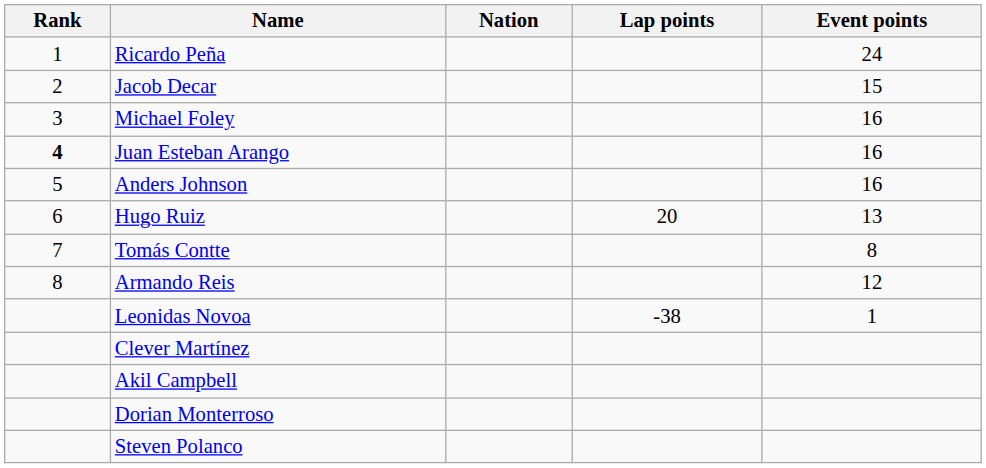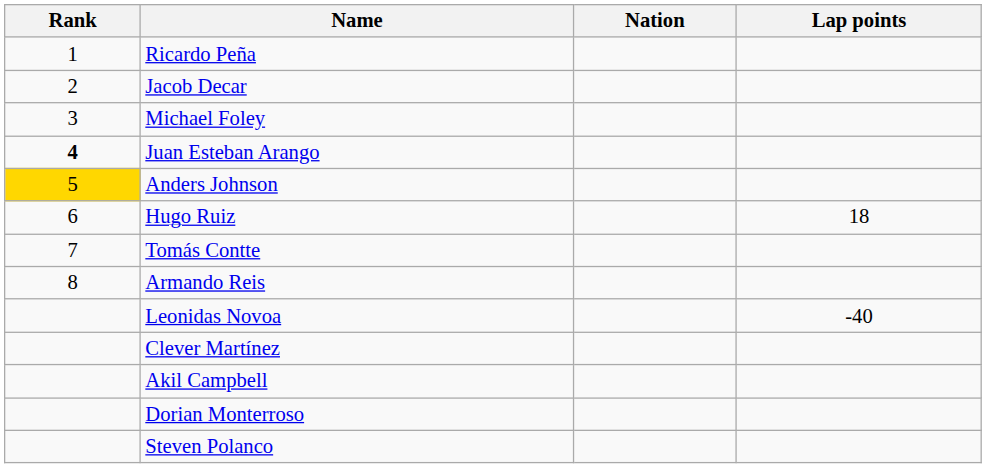- column: (872, 20)
(57, 184) no background -> (73, 184) gold background
(667, 217) 20 -> (859, 217) 18
(667, 315) -38 -> (859, 315) -40
